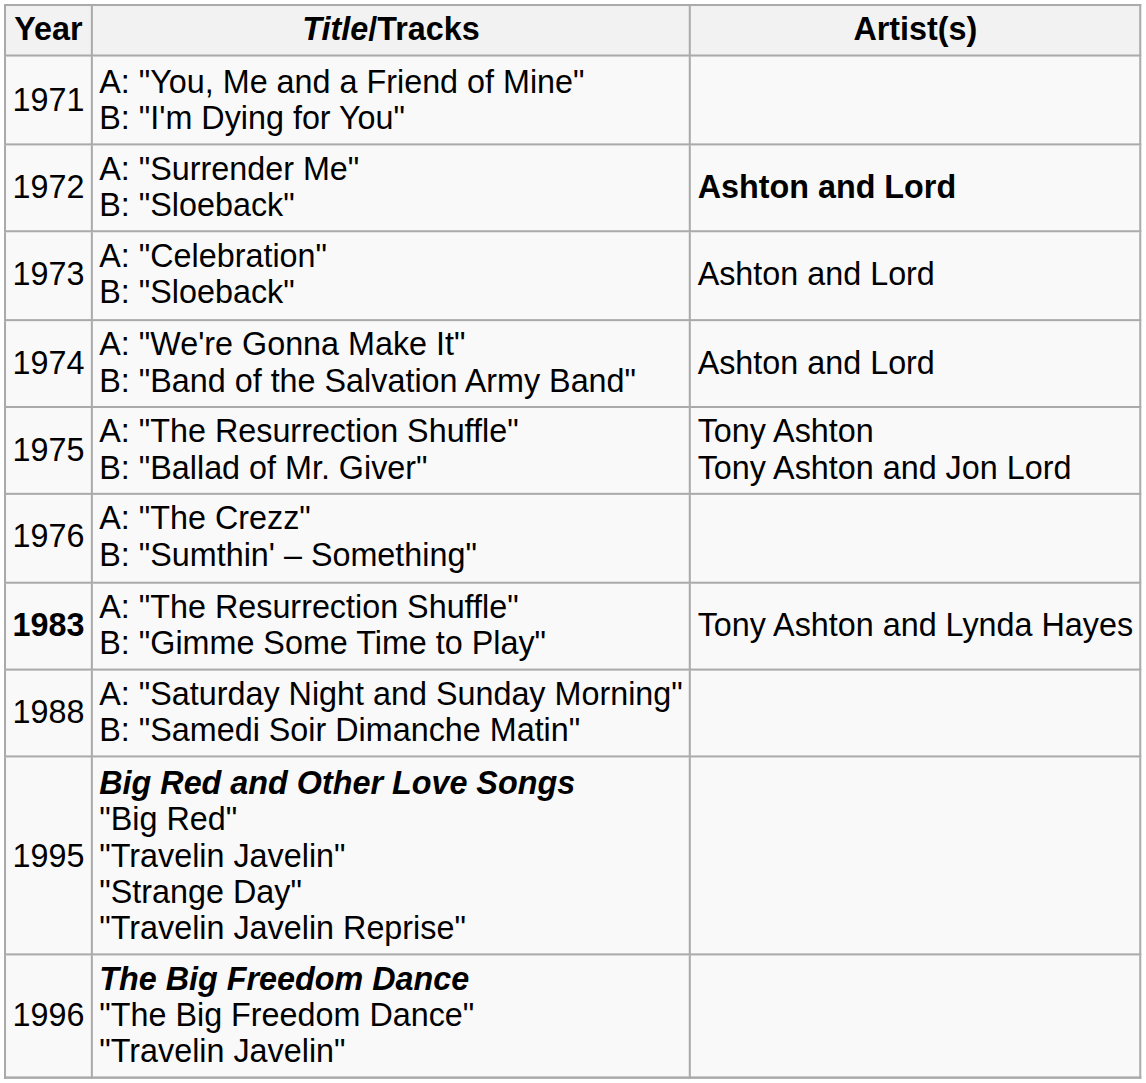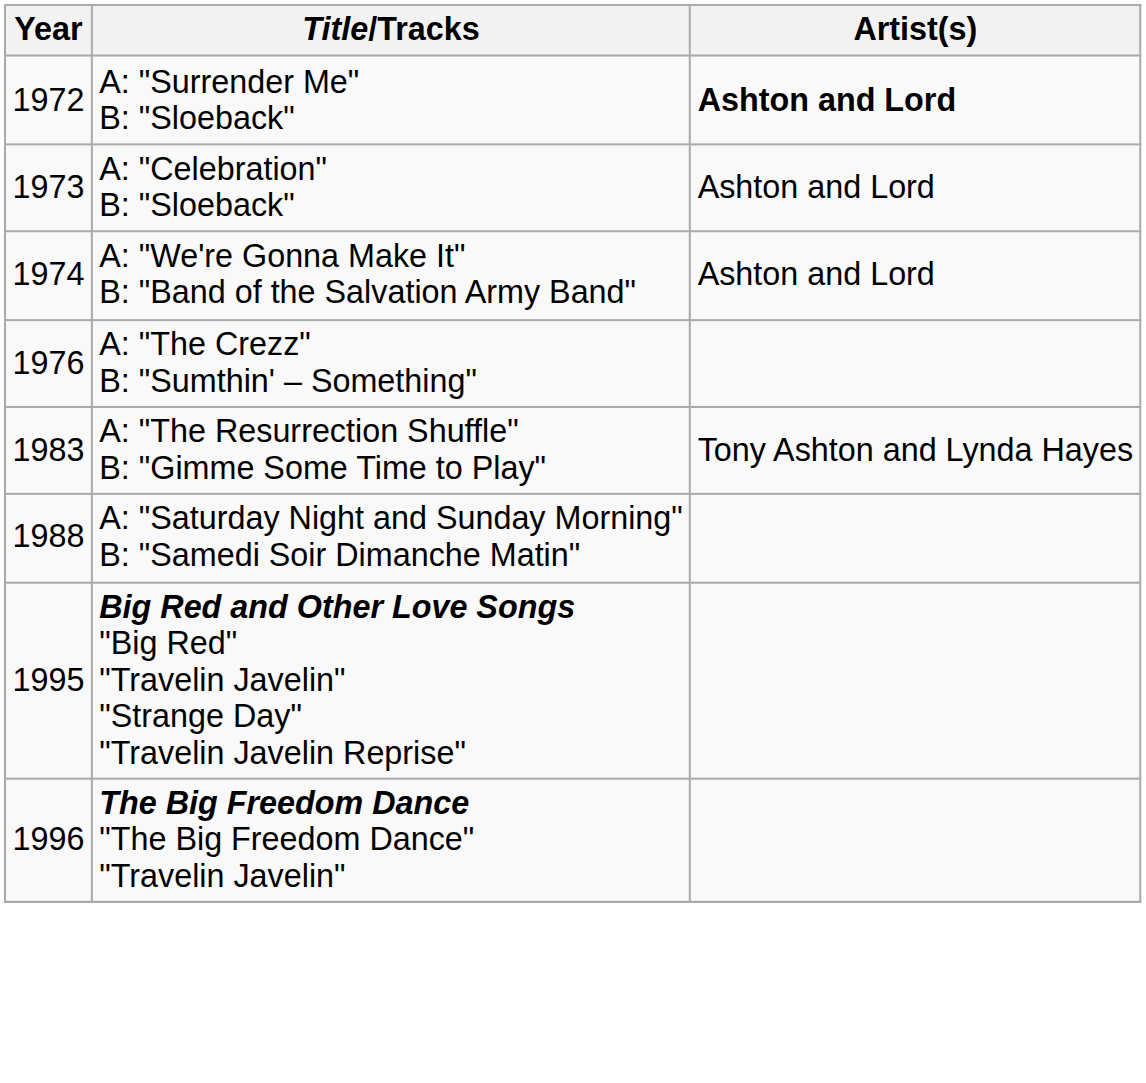- row: (342, 99)
- row: (309, 450)
(48, 625) bold -> (48, 450) normal
